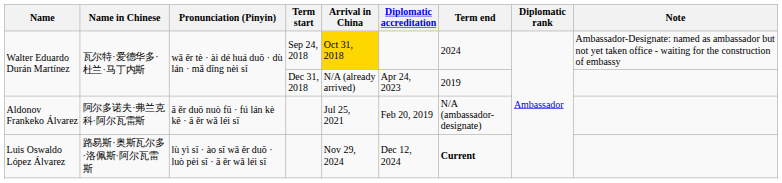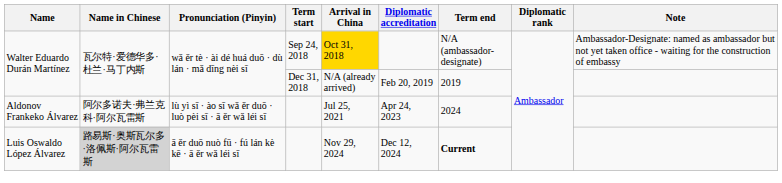(451, 50) 2024 -> (467, 50) N/A (ambassador-designate)
(396, 82) Apr 24, 2023 -> (407, 82) Feb 20, 2019
(223, 115) ā ěr duō nuò fū · fú lán kè kē · ā ěr wǎ léi sī -> (222, 111) lù yì sī · ào sī wǎ ěr duō · luò pèi sī · ā ěr wǎ léi sī
(407, 115) Feb 20, 2019 -> (396, 111) Apr 24, 2023
(467, 115) N/A (ambassador-designate) -> (451, 111) 2024
(124, 155) no background -> (124, 148) lightgrey background
(222, 156) lù yì sī · ào sī wǎ ěr duō · luò pèi sī · ā ěr wǎ léi sī -> (223, 148) ā ěr duō nuò fū · fú lán kè kē · ā ěr wǎ léi sī
